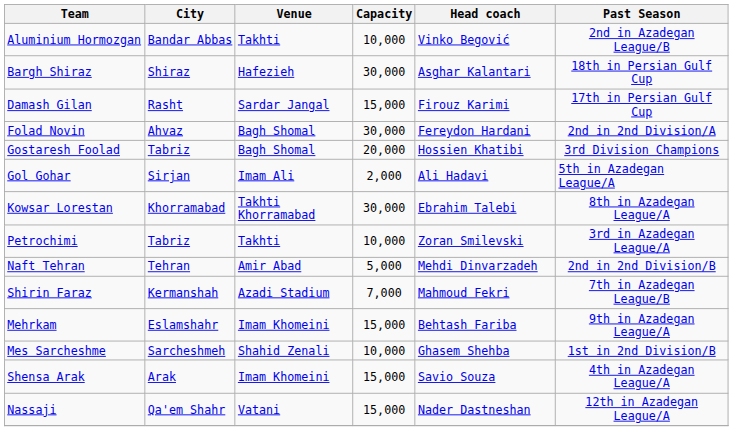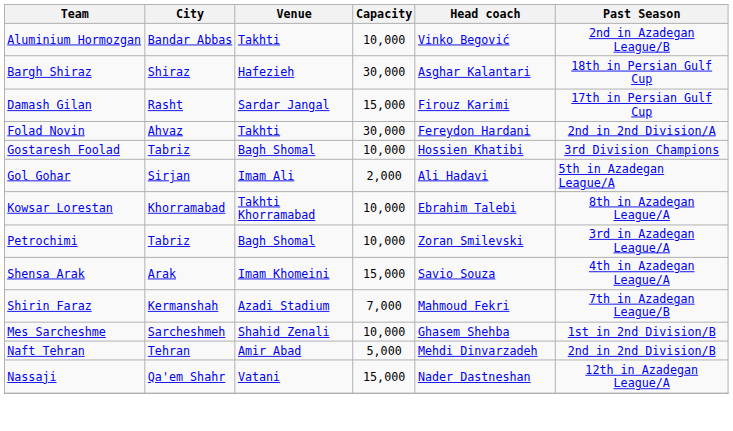(277, 131) Bagh Shomal -> (259, 131) Takhti
(384, 150) 20,000 -> (384, 150) 10,000
(384, 208) 30,000 -> (384, 208) 10,000
(259, 241) Takhti -> (277, 241) Bagh Shomal
rows swapped: (46, 377) <-> (46, 267)
- row: (32, 325)
